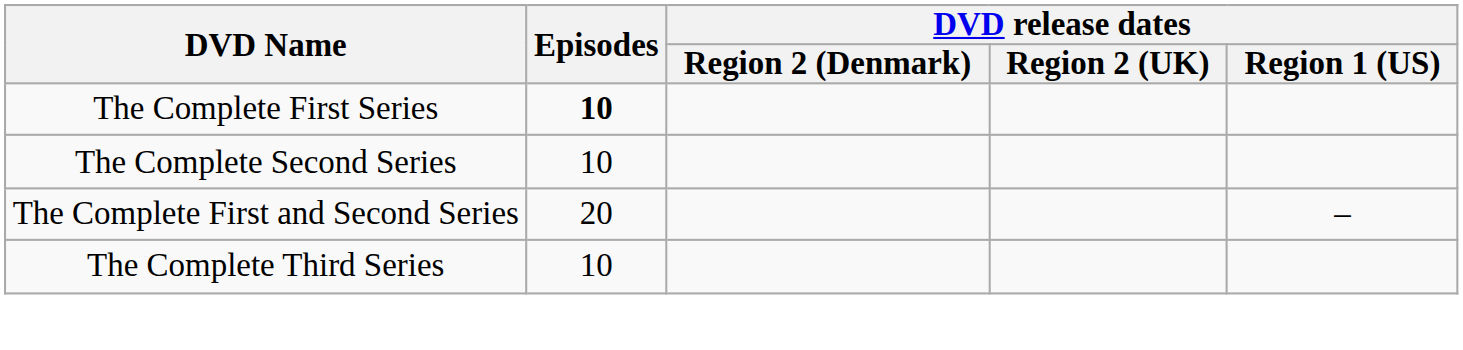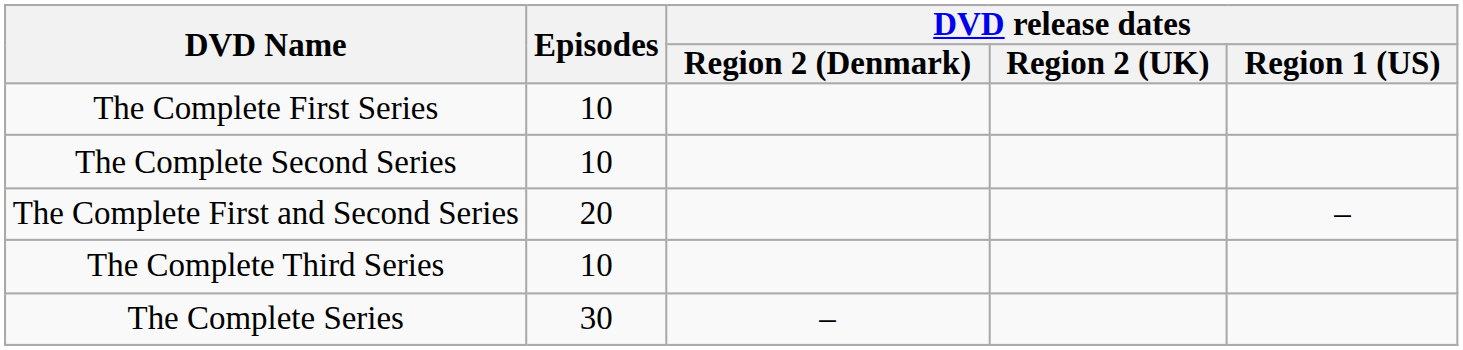(596, 108) bold -> (596, 108) normal
+ row: (266, 318)
